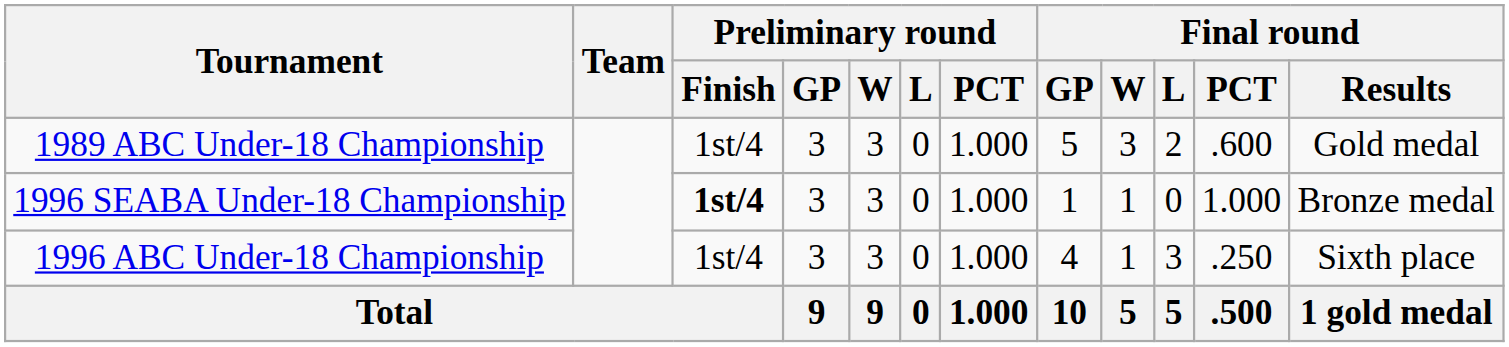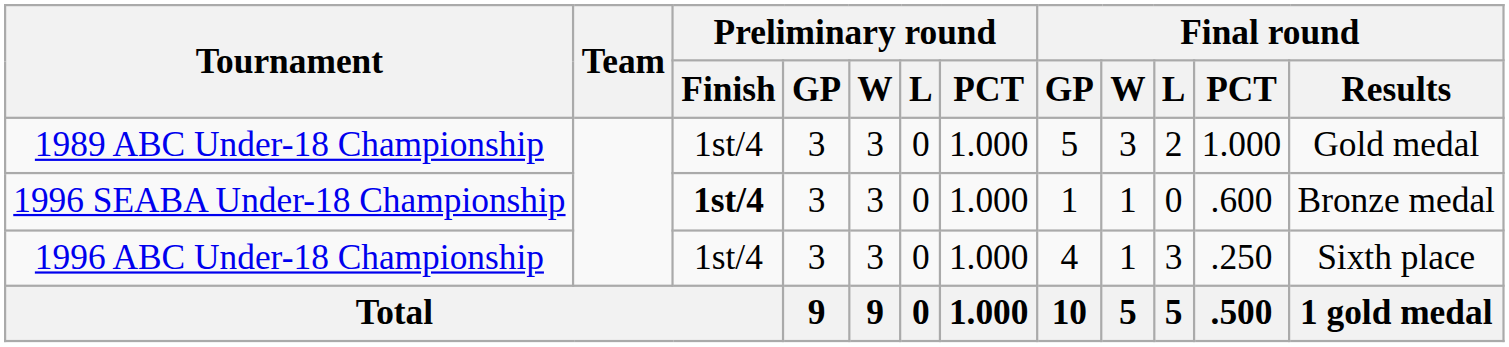(1241, 144) .600 -> (1241, 144) 1.000
(1241, 200) 1.000 -> (1241, 200) .600
